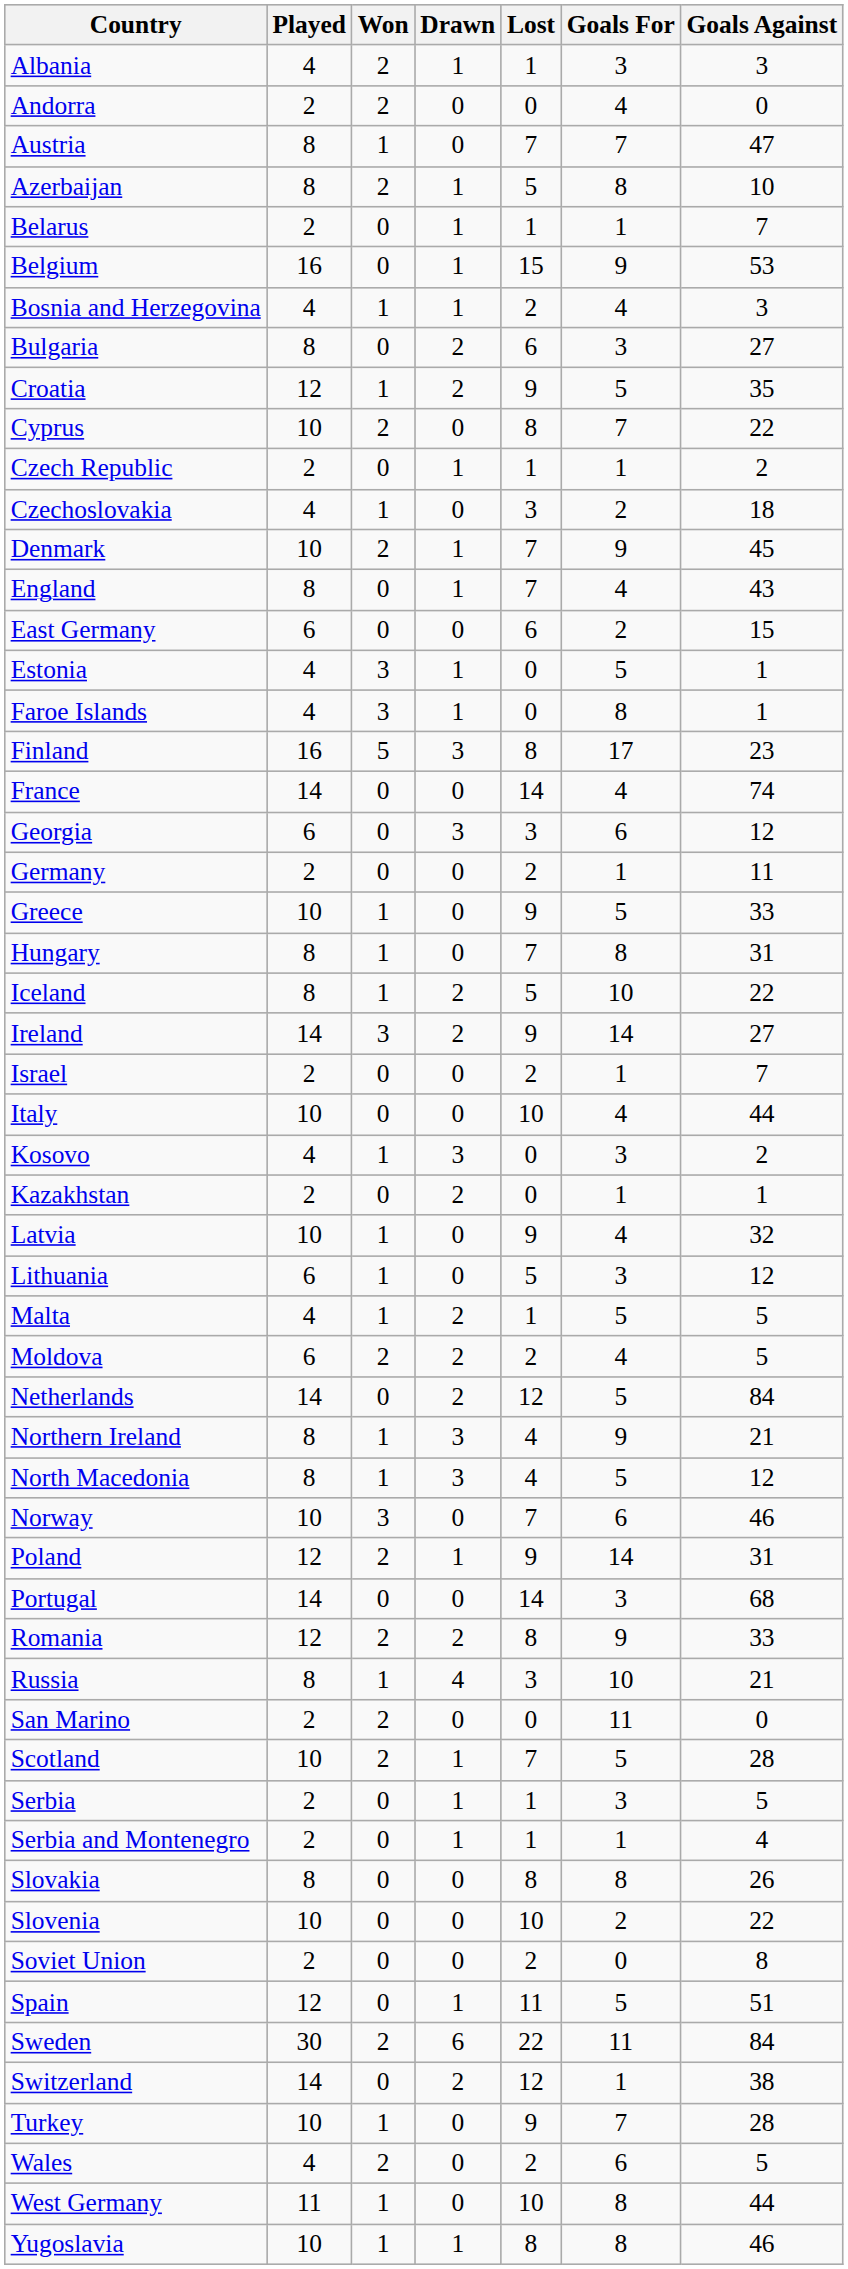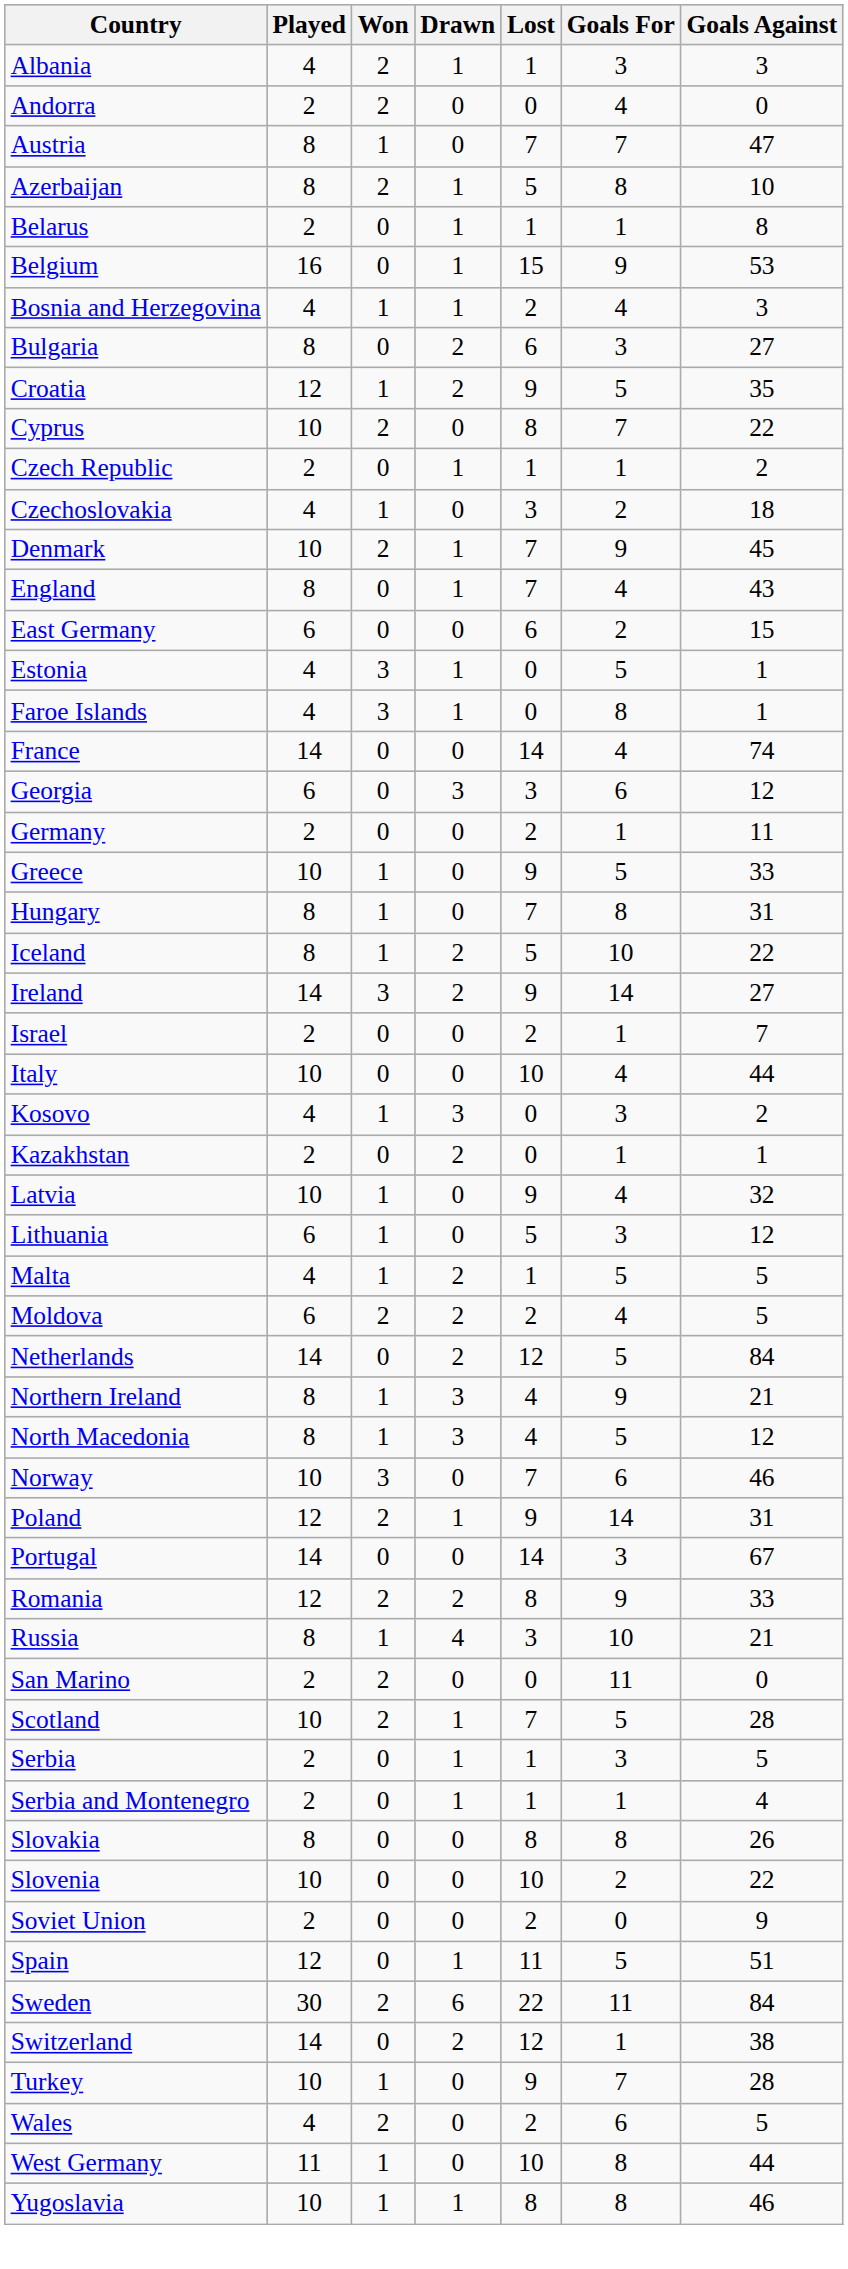(762, 226) 7 -> (762, 226) 8
- row: (50, 750)
(762, 1598) 68 -> (762, 1557) 67
(762, 1961) 8 -> (762, 1920) 9
